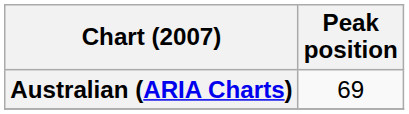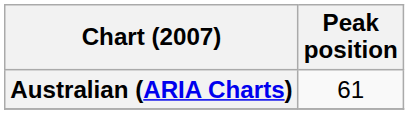(351, 89) 69 -> (351, 89) 61
